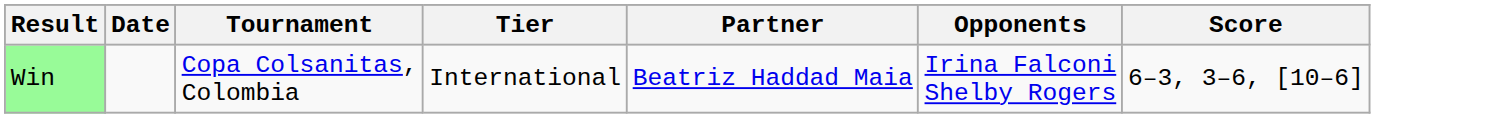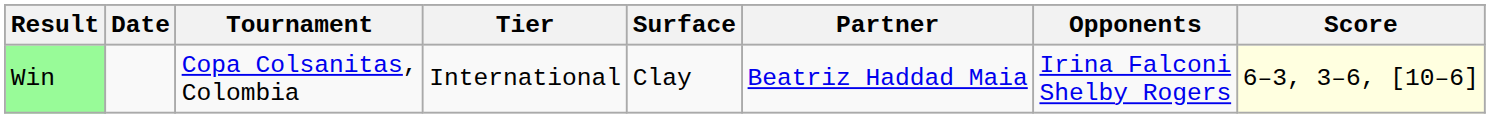+ column: (684, 25)
(1246, 79) no background -> (1361, 79) lightyellow background
